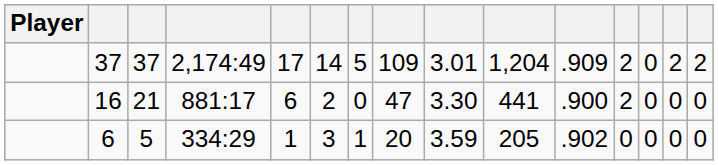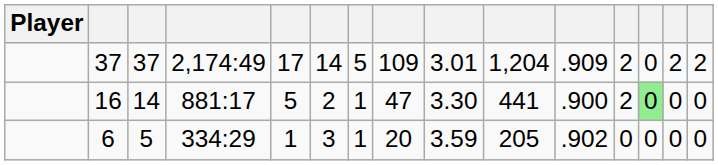(146, 100) 21 -> (146, 100) 14
(291, 100) 6 -> (291, 100) 5
(360, 100) 0 -> (360, 100) 1
(651, 100) no background -> (651, 100) lightgreen background
